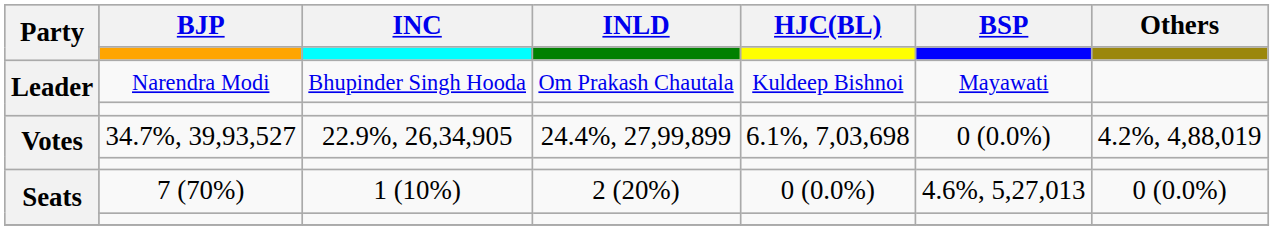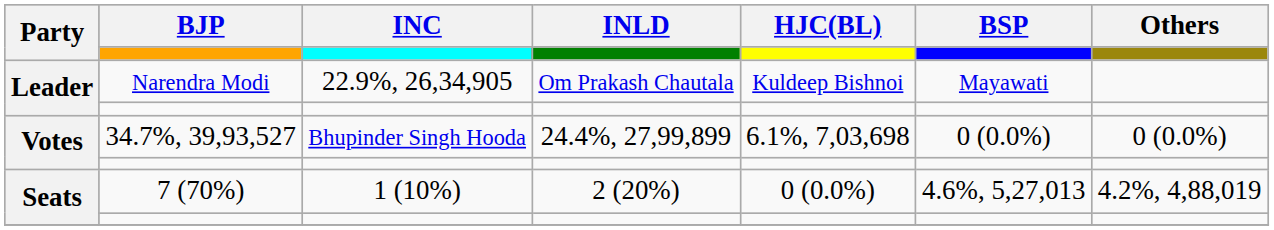(417, 82) Bhupinder Singh Hooda -> (417, 80) 22.9%, 26,34,905
(417, 135) 22.9%, 26,34,905 -> (417, 137) Bhupinder Singh Hooda
(1180, 135) 4.2%, 4,88,019 -> (1180, 135) 0 (0.0%)
(1180, 190) 0 (0.0%) -> (1180, 190) 4.2%, 4,88,019
